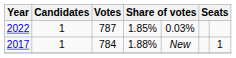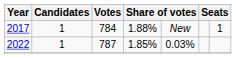rows swapped: (18, 45) <-> (18, 28)
